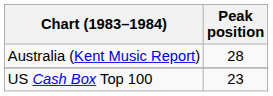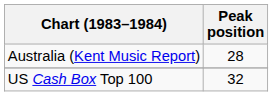(236, 79) 23 -> (236, 79) 32
